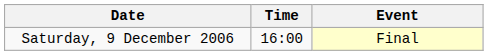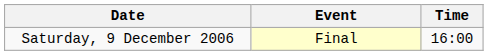columns swapped: (282, 16) <-> (397, 16)
